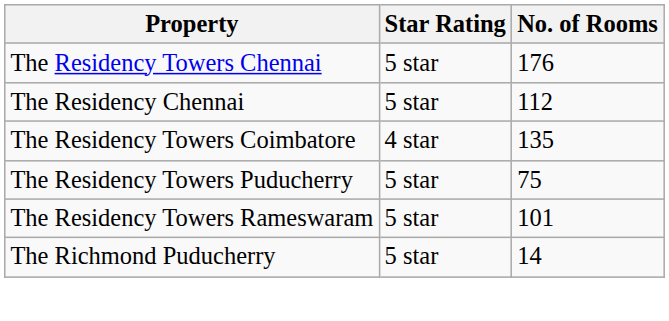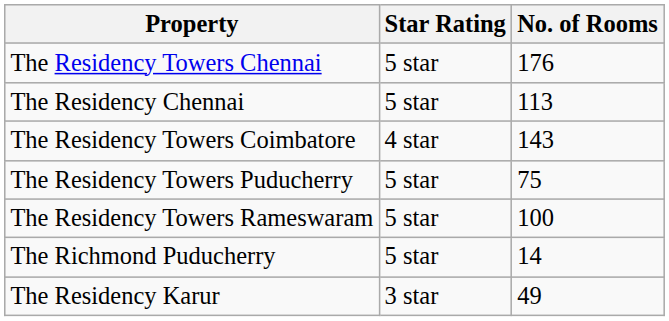(535, 101) 112 -> (535, 101) 113
(536, 140) 135 -> (536, 140) 143
(536, 218) 101 -> (536, 218) 100
+ row: (115, 295)
